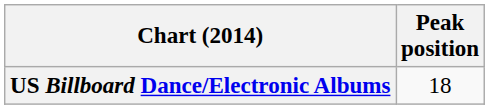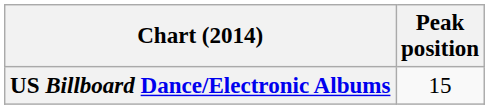(440, 85) 18 -> (440, 85) 15
